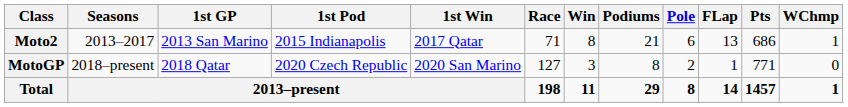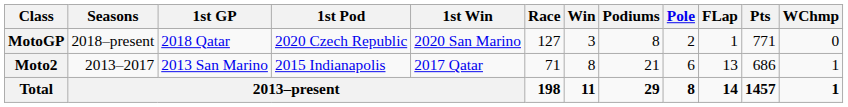rows swapped: (36, 41) <-> (36, 65)
